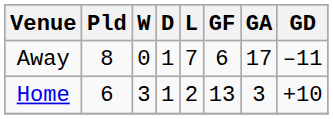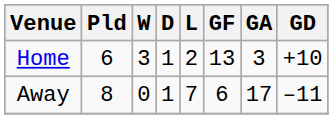rows swapped: (43, 95) <-> (43, 59)
